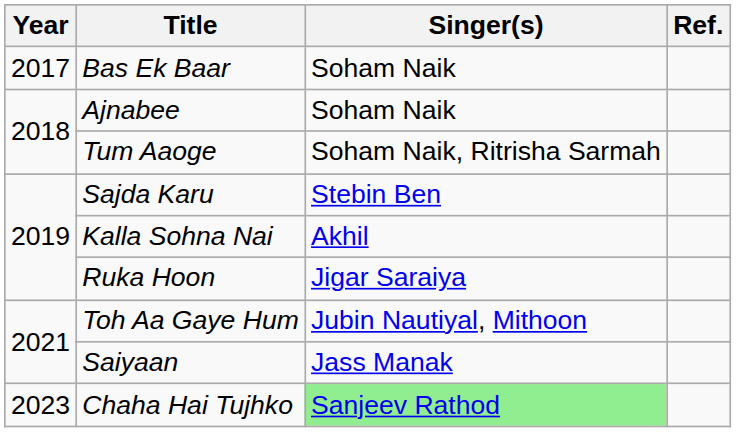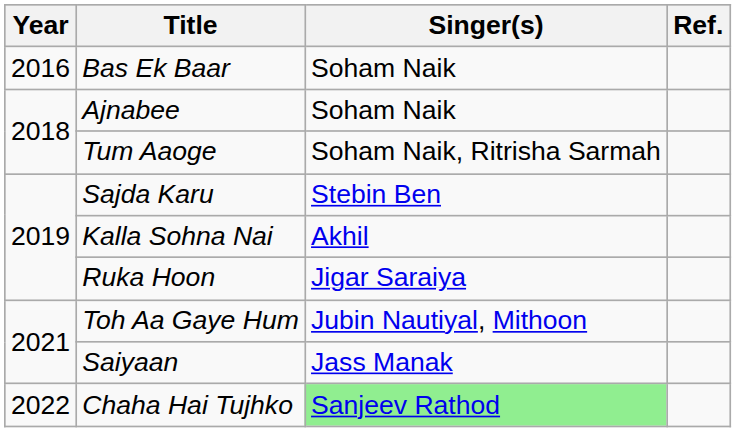(40, 67) 2017 -> (40, 67) 2016
(40, 404) 2023 -> (40, 404) 2022
